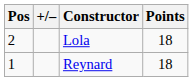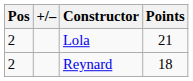(165, 40) 18 -> (165, 40) 21
(12, 64) 1 -> (12, 64) 2
